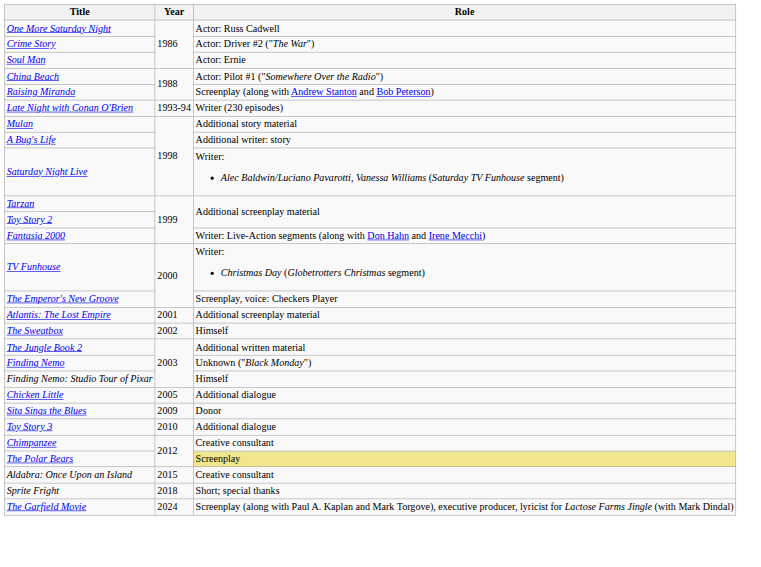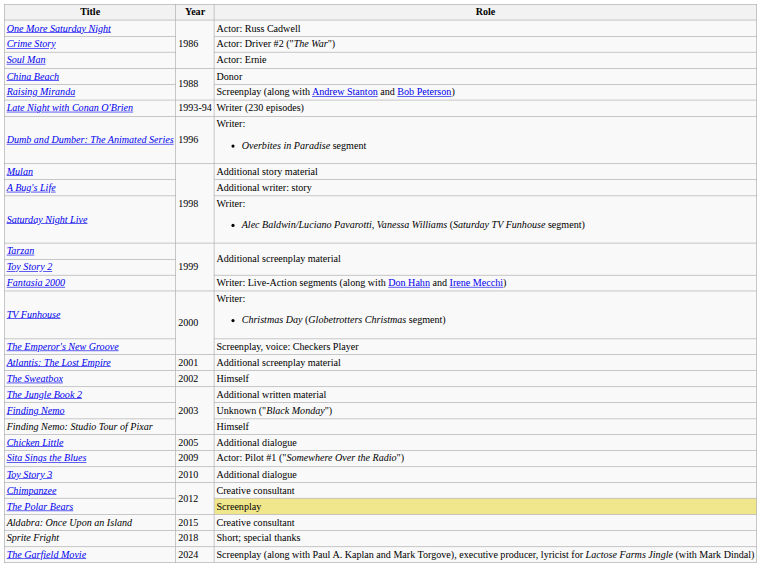(289, 76) Actor: Pilot #1 ("Somewhere Over the Radio") -> (229, 76) Donor
+ row: (90, 140)
(208, 411) Donor -> (310, 458) Actor: Pilot #1 ("Somewhere Over the Radio")
